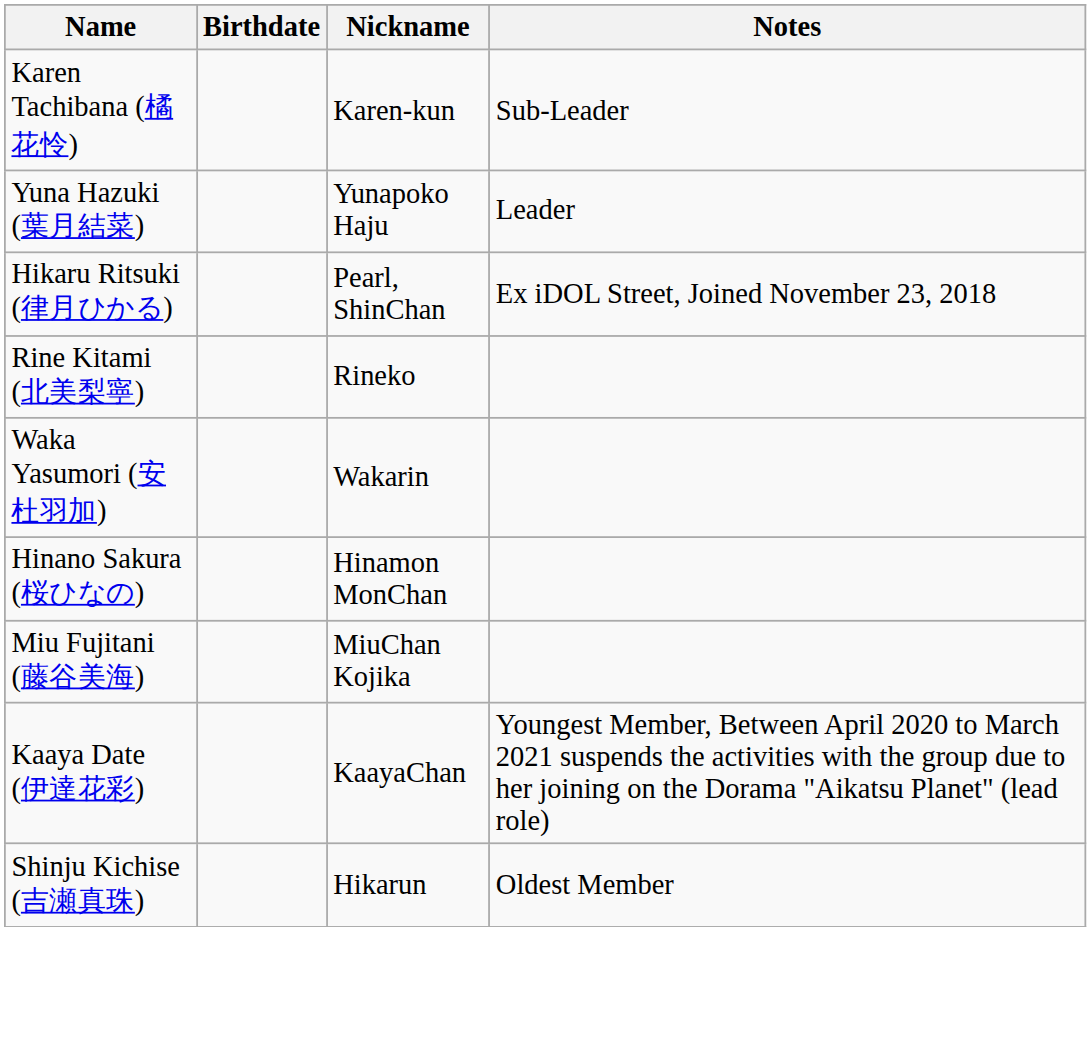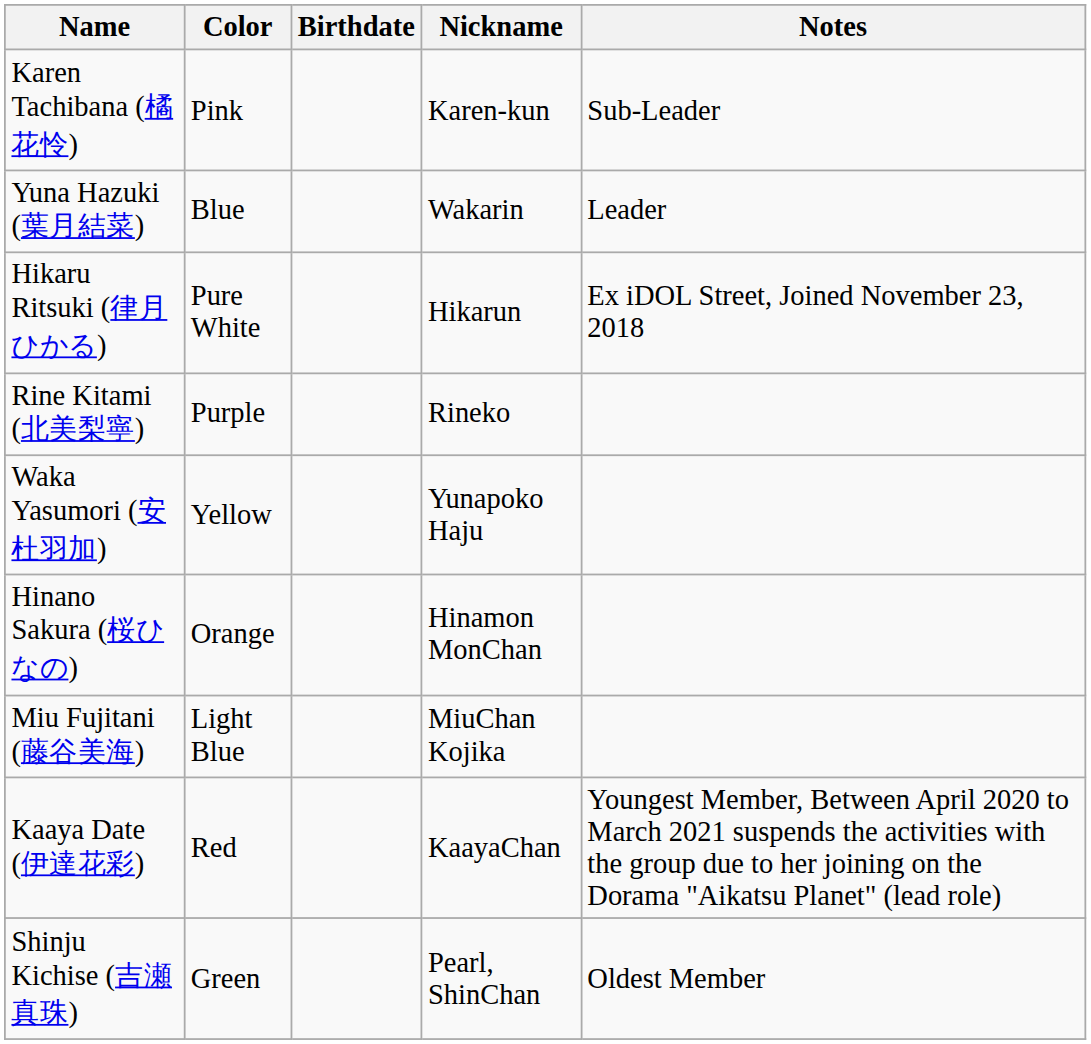+ column: (238, 27)
(391, 210) Yunapoko Haju -> (476, 210) Wakarin
(389, 293) Pearl, ShinChan -> (489, 311) Hikarun
(381, 477) Wakarin -> (486, 514) Yunapoko Haju
(394, 883) Hikarun -> (484, 978) Pearl, ShinChan
